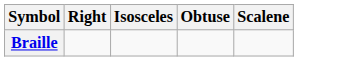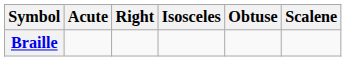+ column: (88, 17)
